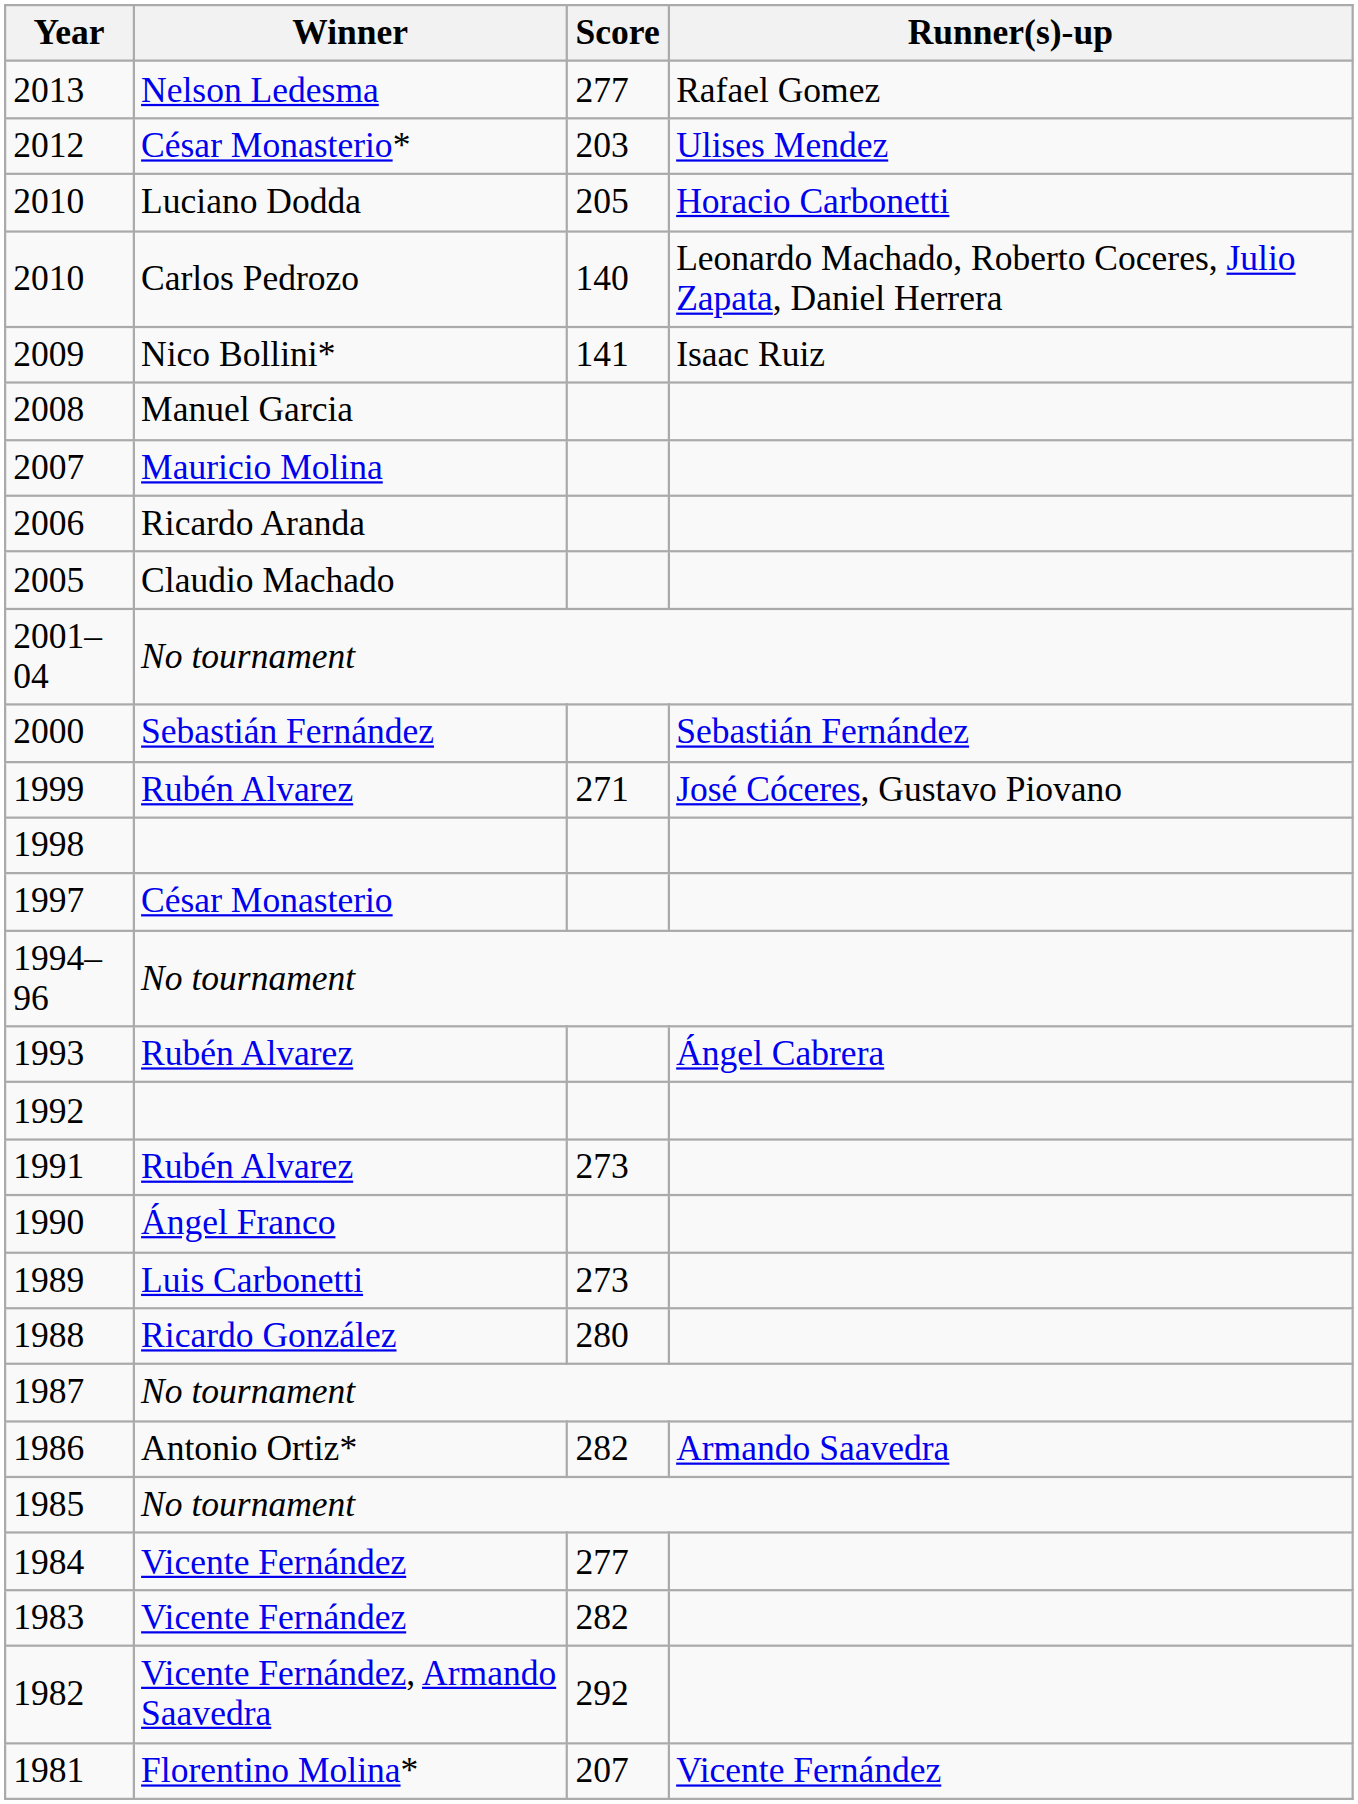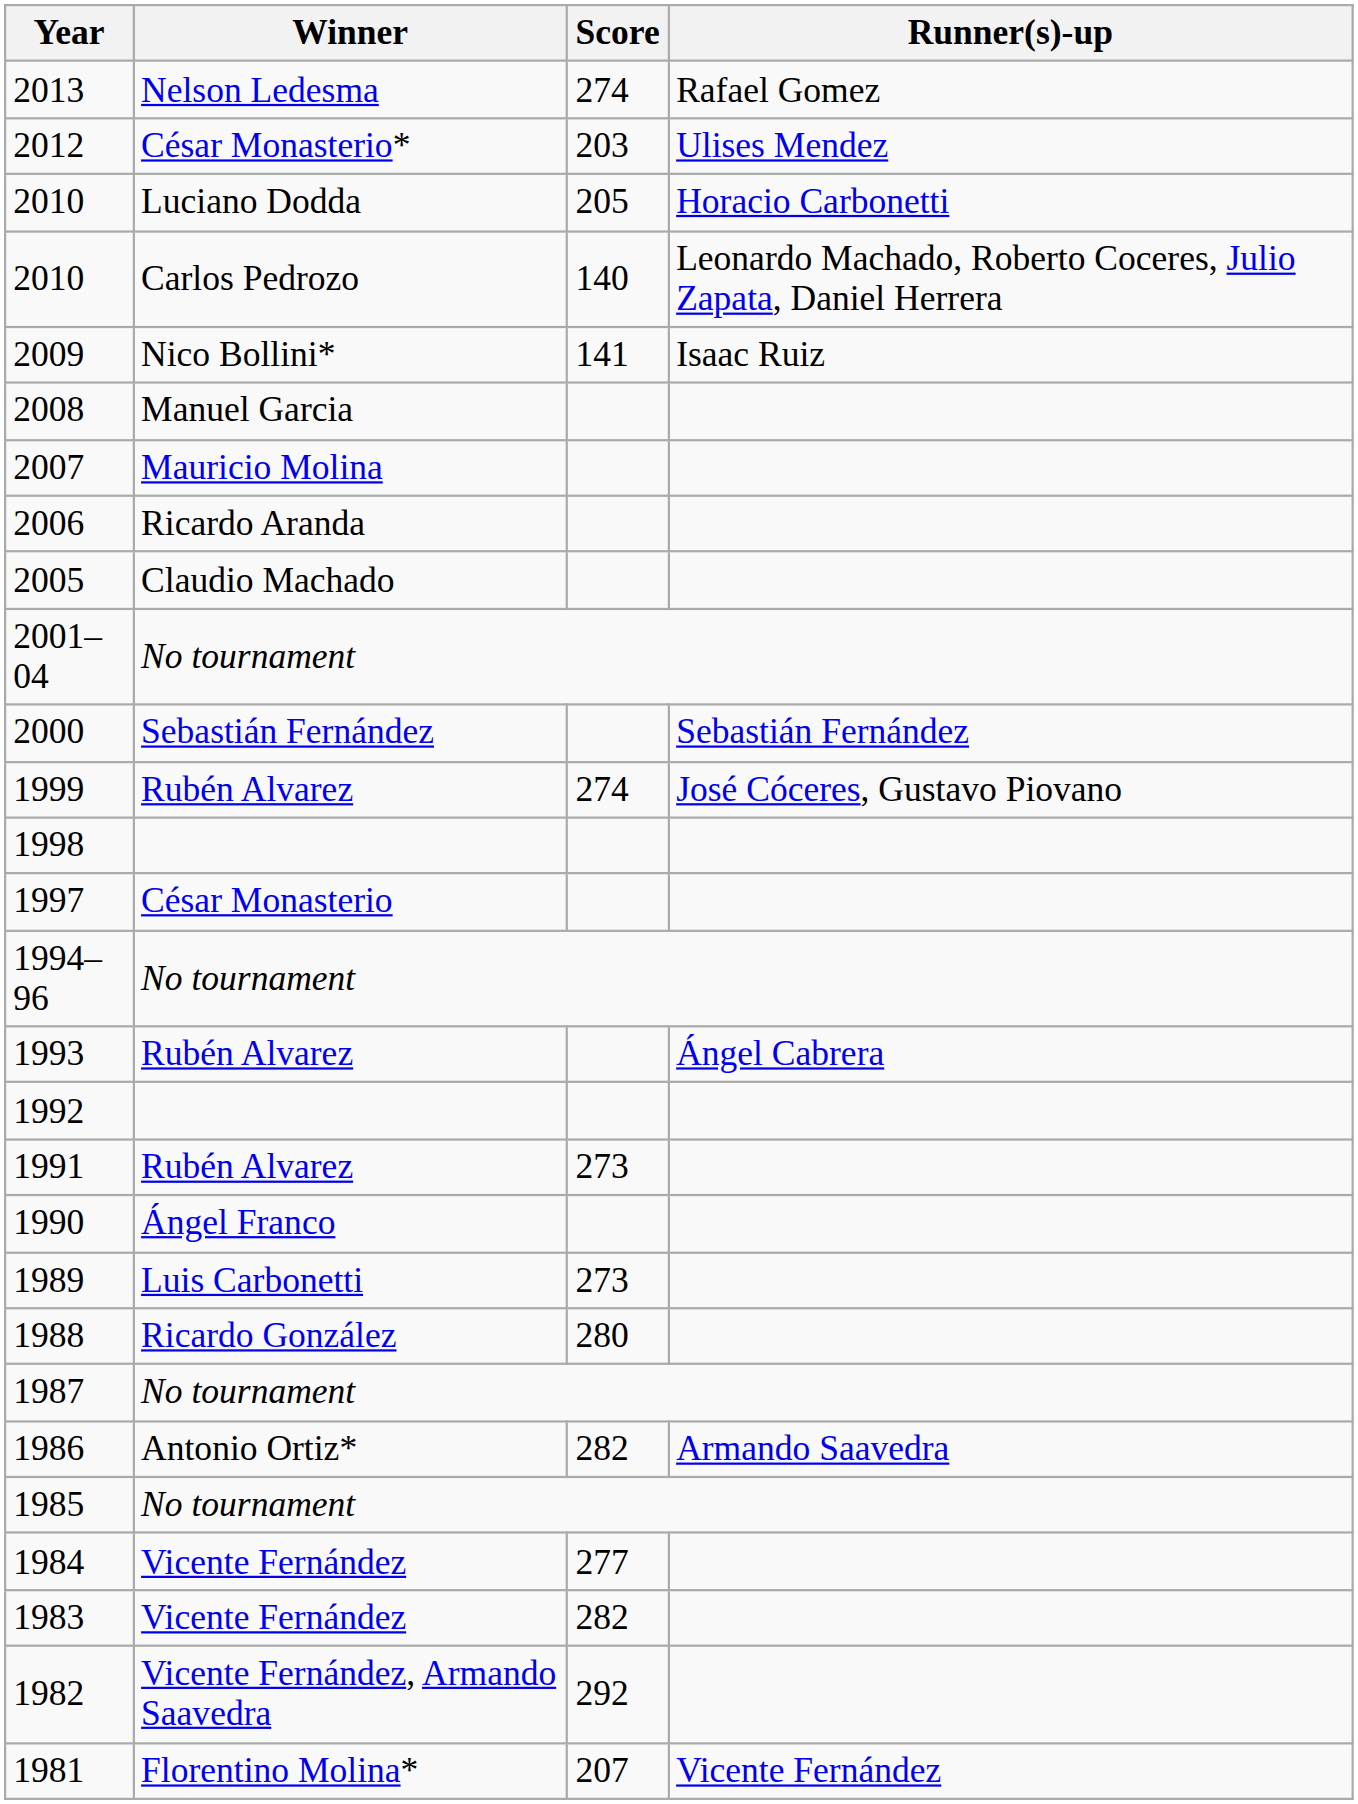(602, 88) 277 -> (602, 88) 274
(602, 788) 271 -> (602, 788) 274
